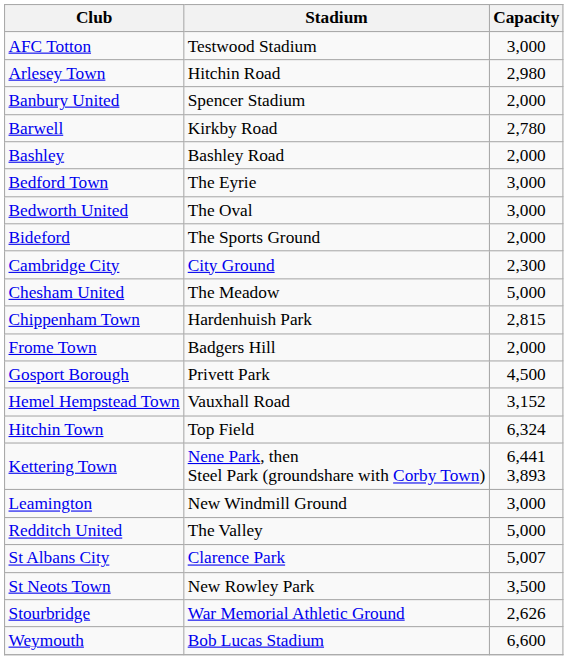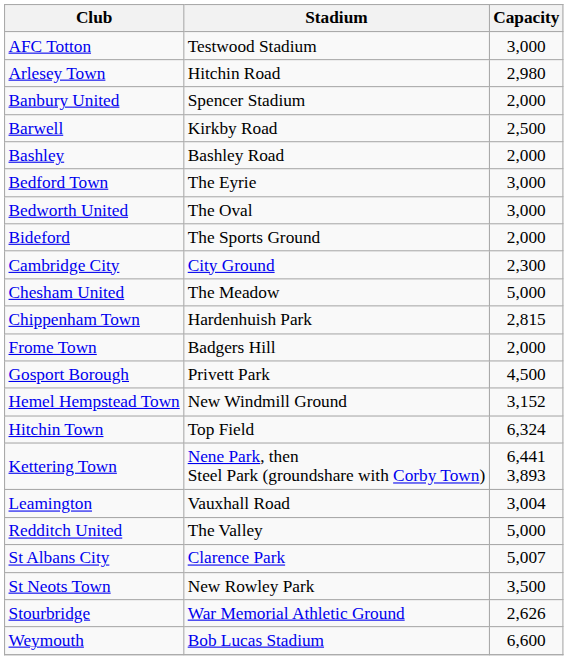(526, 127) 2,780 -> (526, 127) 2,500
(239, 401) Vauxhall Road -> (267, 401) New Windmill Ground
(267, 503) New Windmill Ground -> (239, 503) Vauxhall Road
(526, 503) 3,000 -> (526, 503) 3,004
